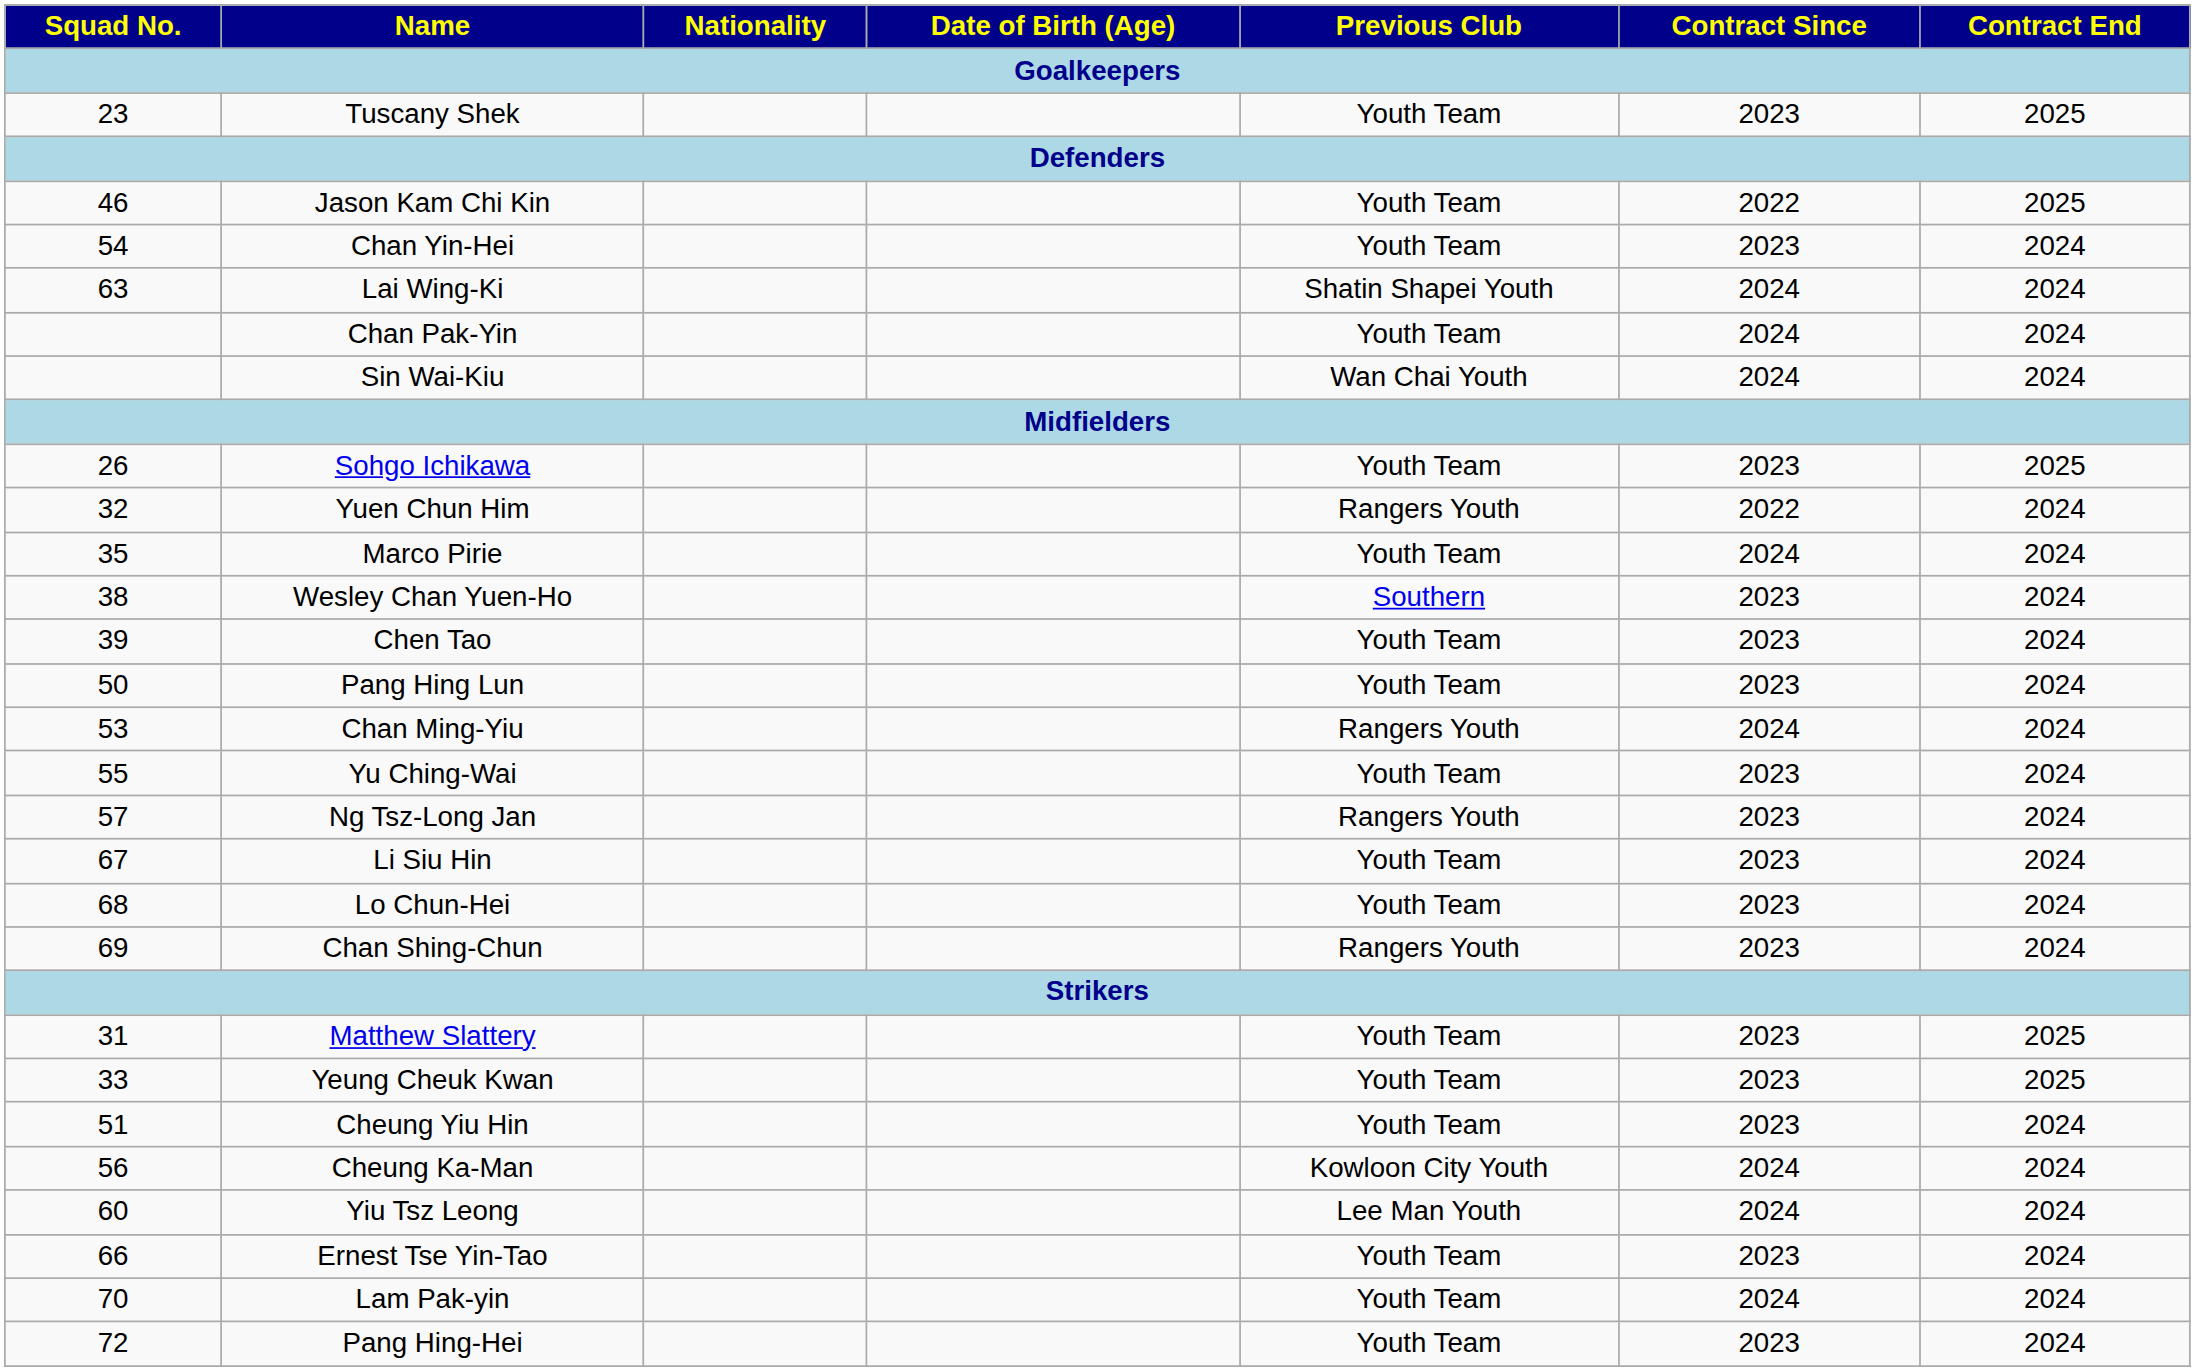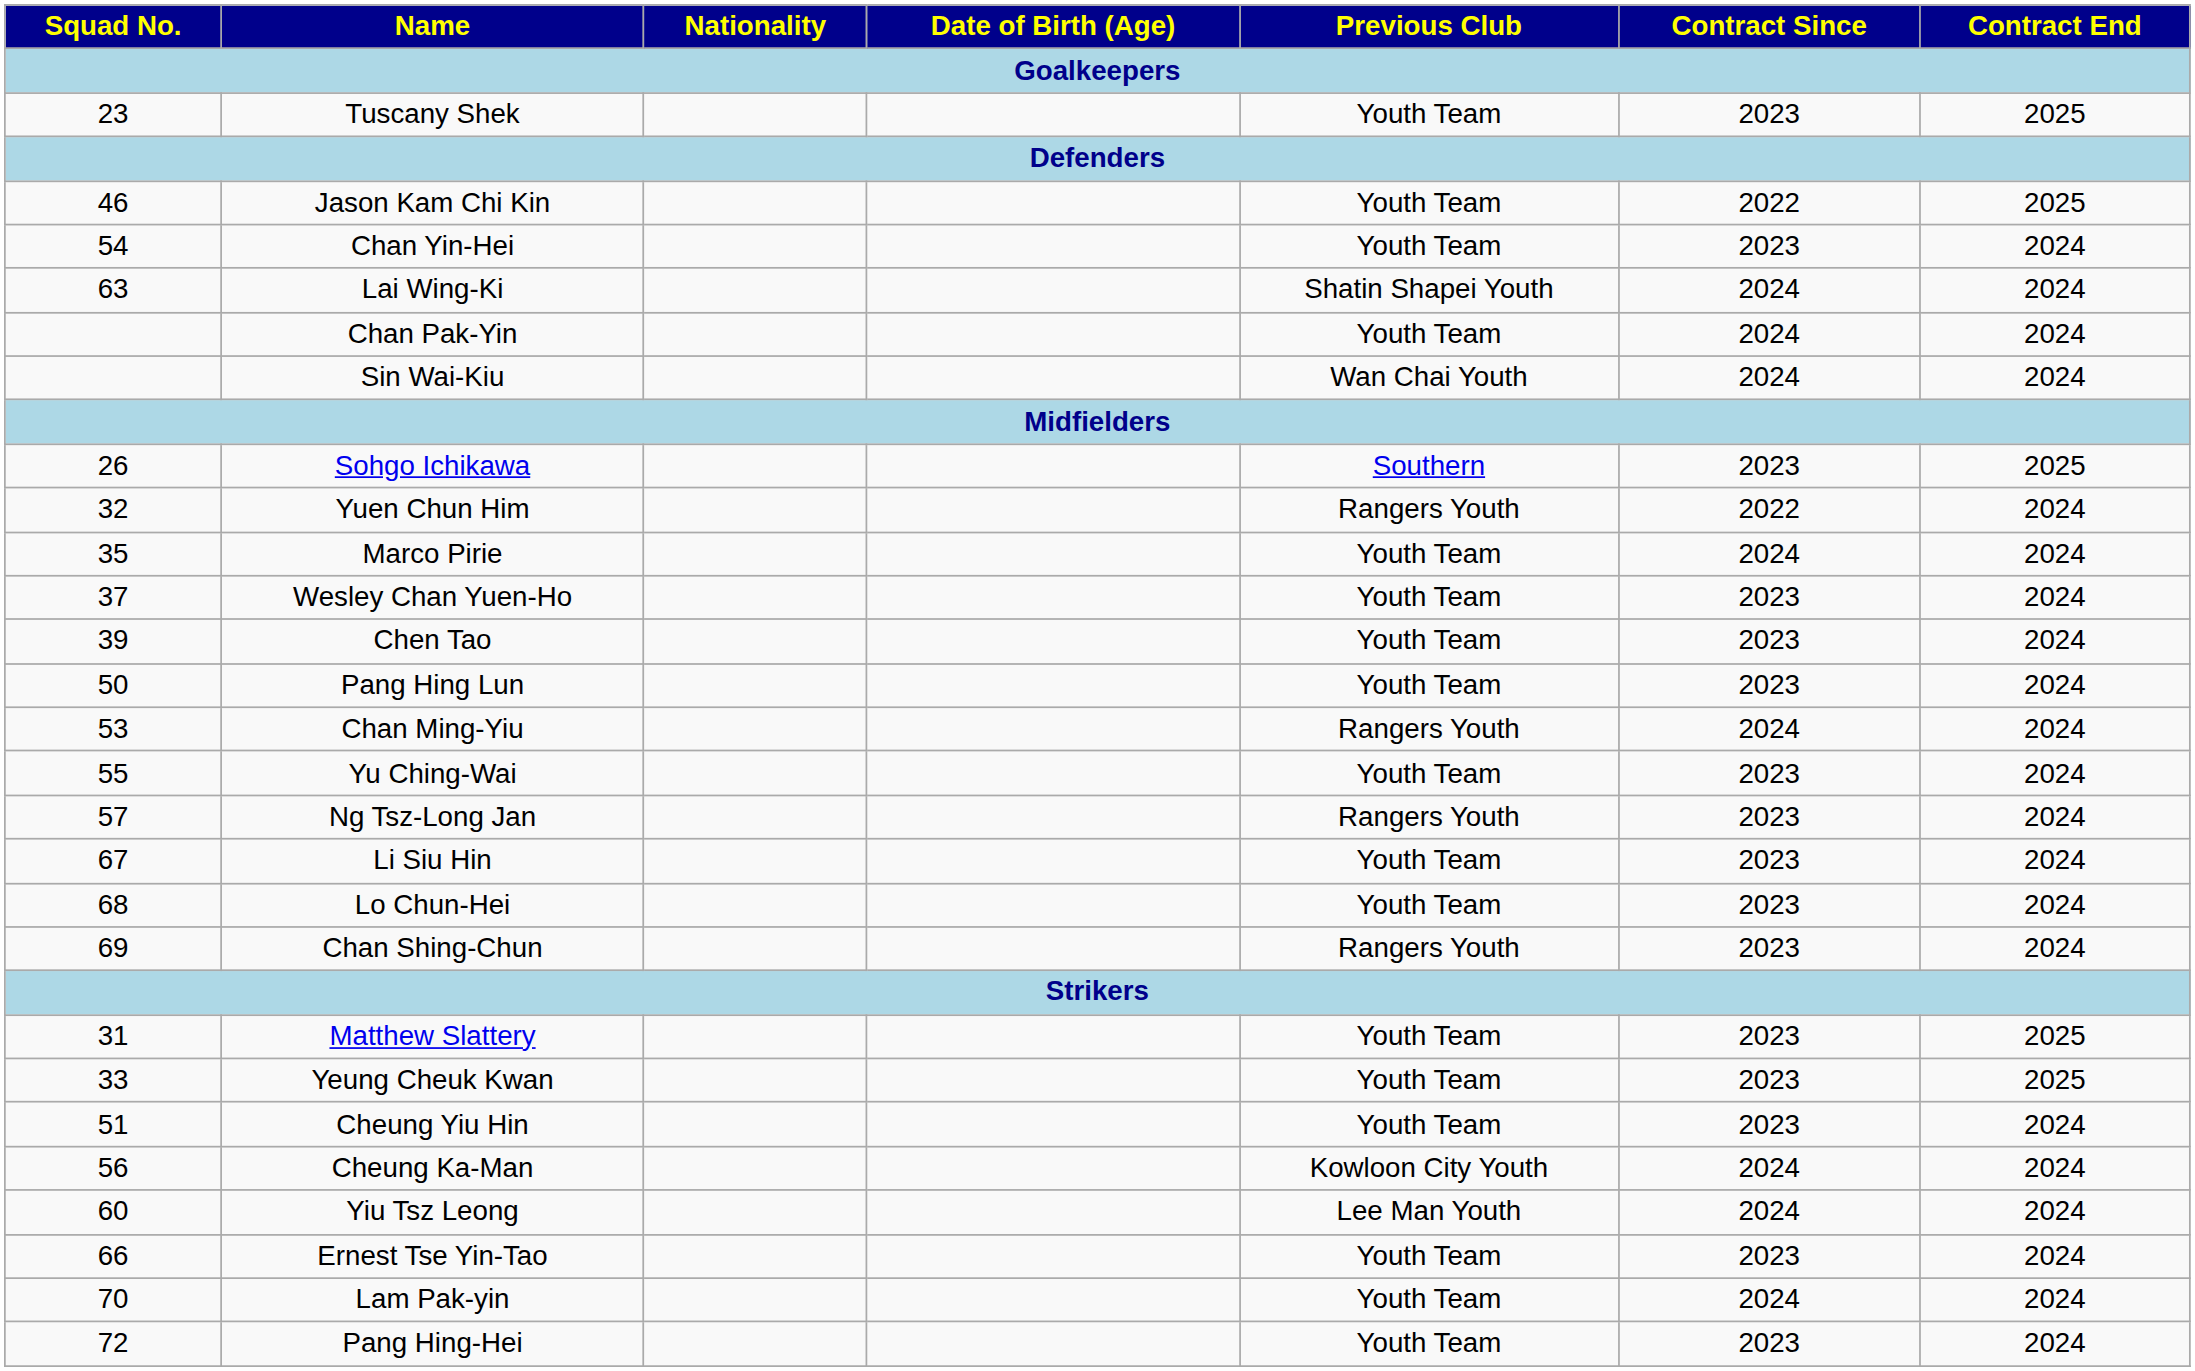(1429, 465) Youth Team -> (1429, 465) Southern
(113, 597) 38 -> (113, 597) 37
(1429, 597) Southern -> (1429, 597) Youth Team
